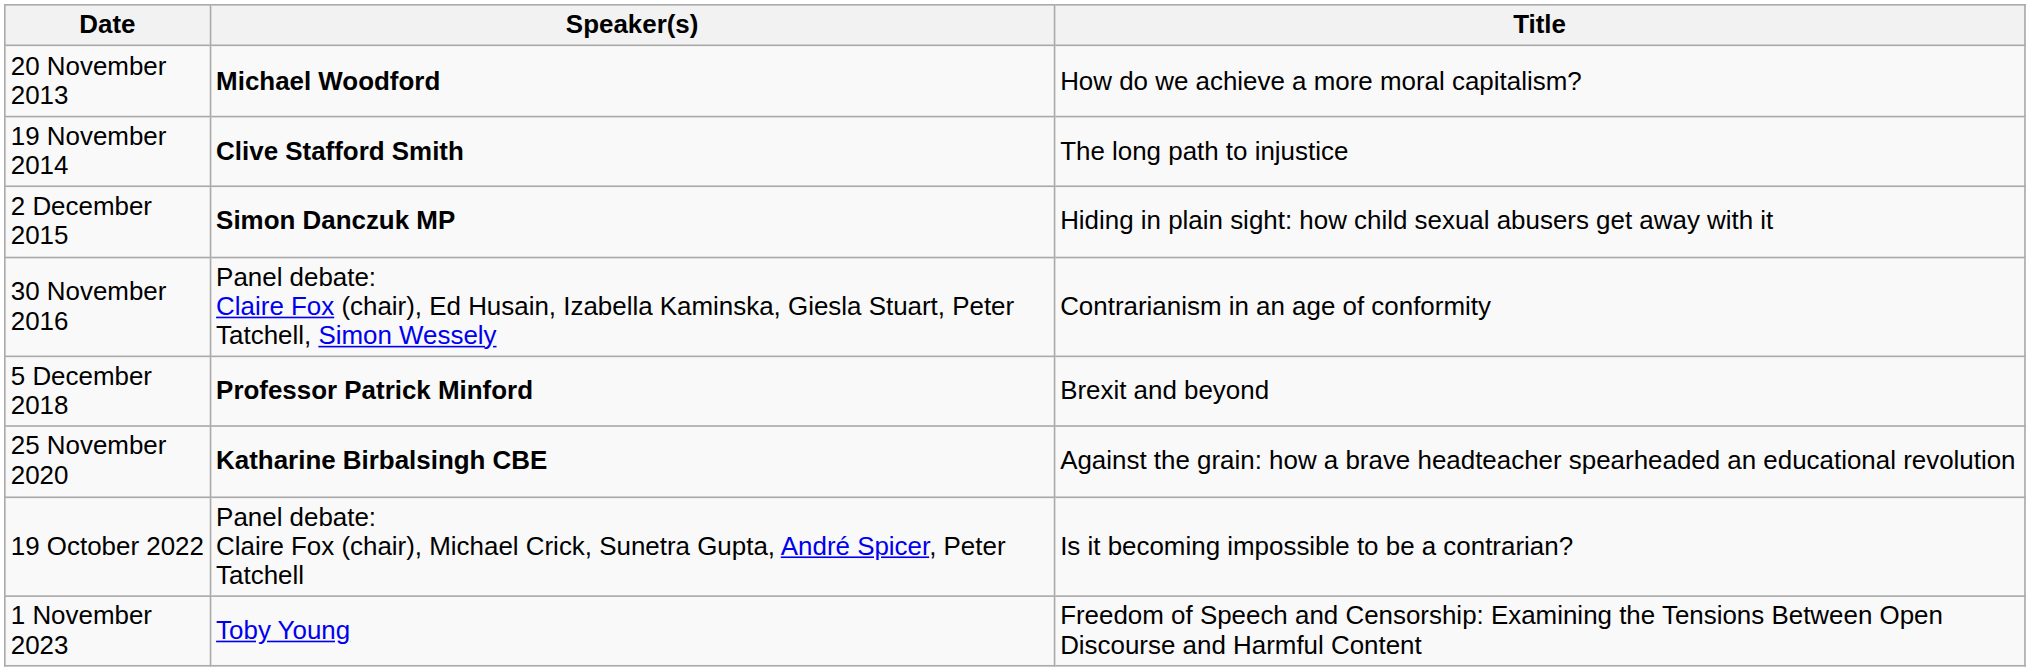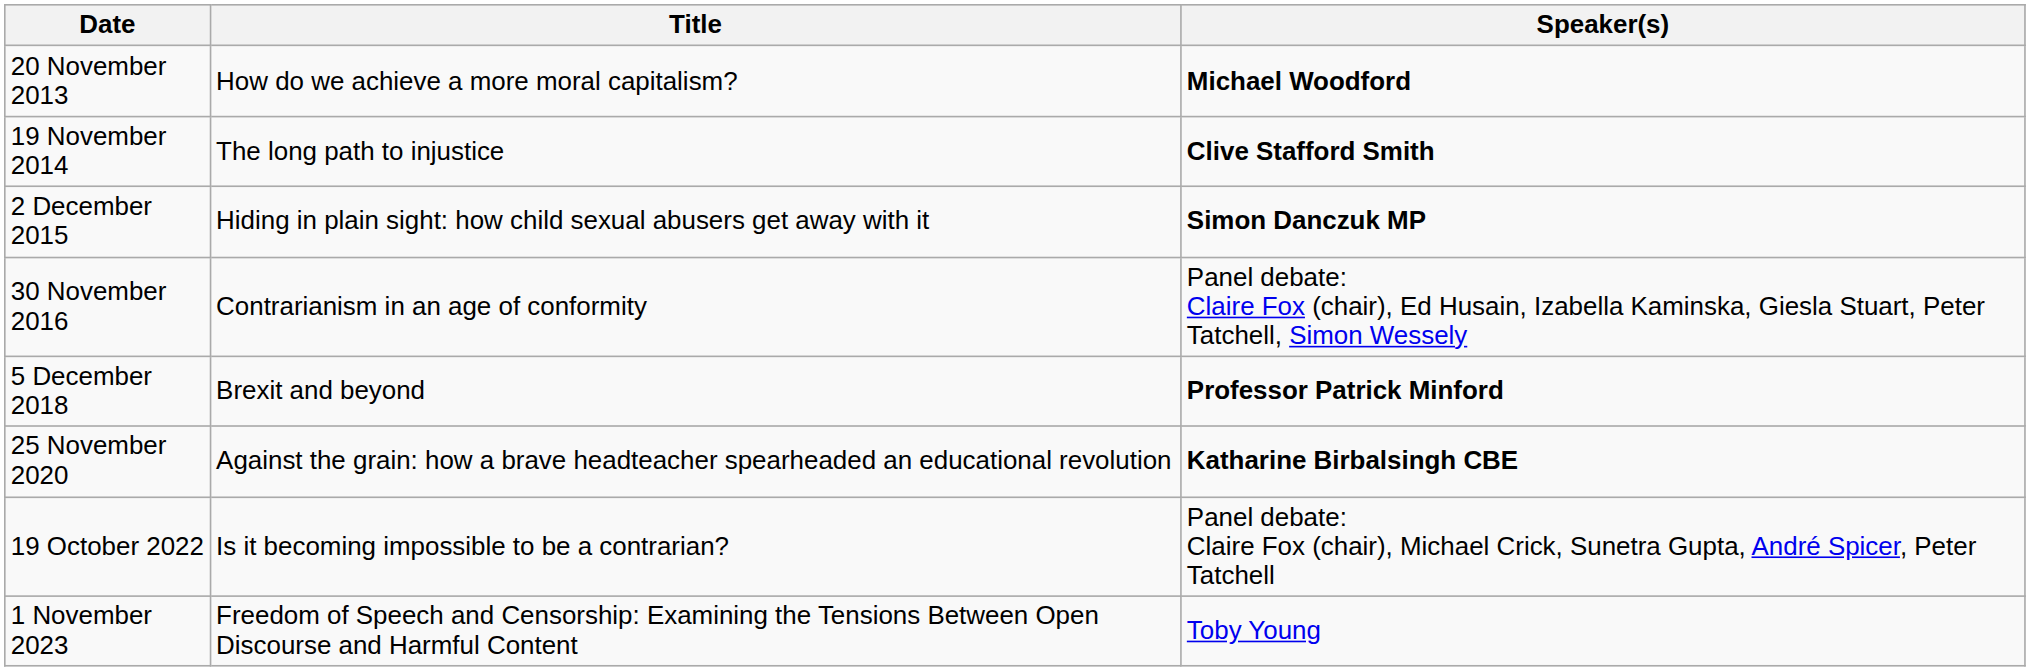columns swapped: (632, 25) <-> (1540, 25)
